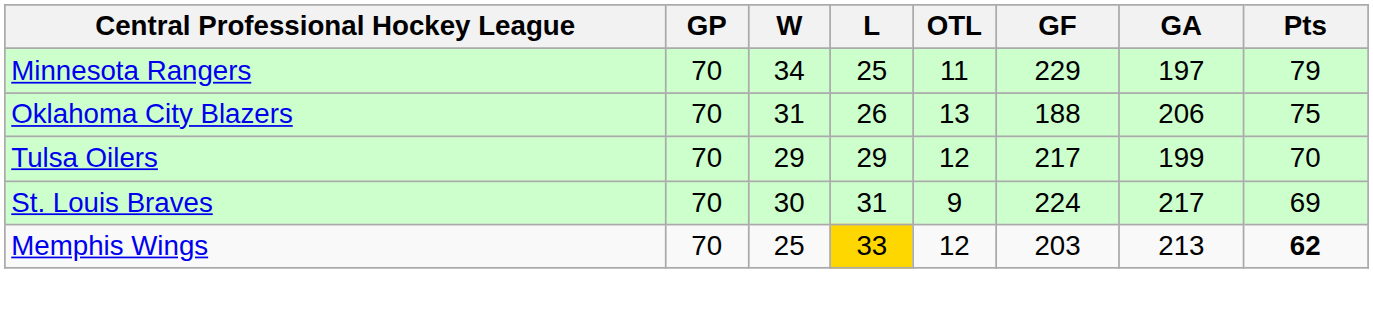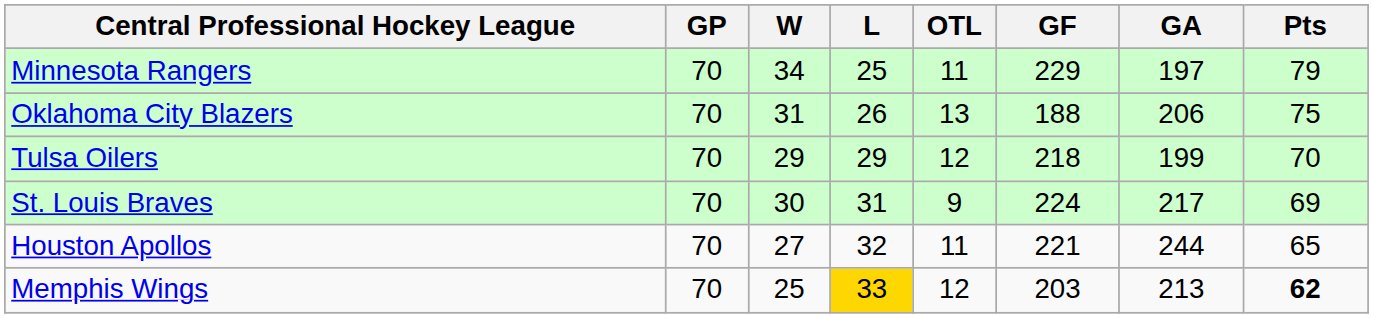(1058, 158) 217 -> (1058, 158) 218
+ row: (111, 245)
